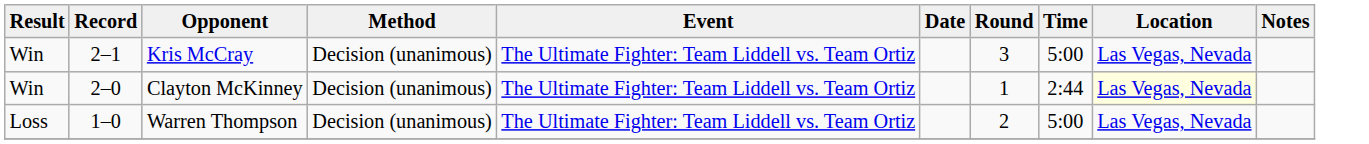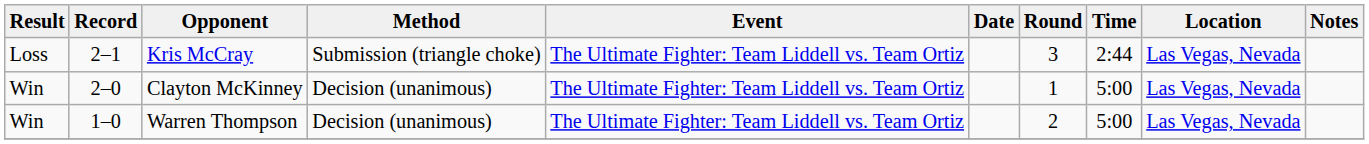(27, 54) Win -> (29, 54) Loss
(402, 54) Decision (unanimous) -> (427, 54) Submission (triangle choke)
(1065, 54) 5:00 -> (1114, 54) 2:44
(1065, 87) 2:44 -> (1114, 87) 5:00
(1174, 87) lightyellow background -> (1223, 87) no background
(29, 121) Loss -> (27, 121) Win
